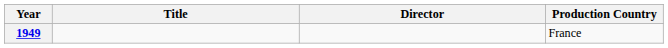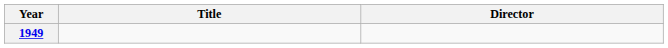- column: (604, 14)
